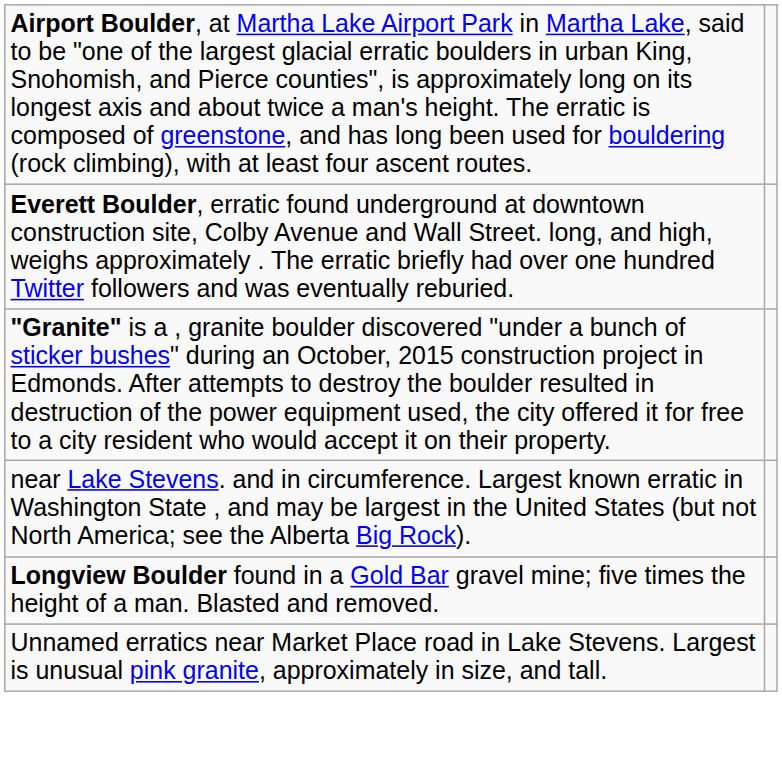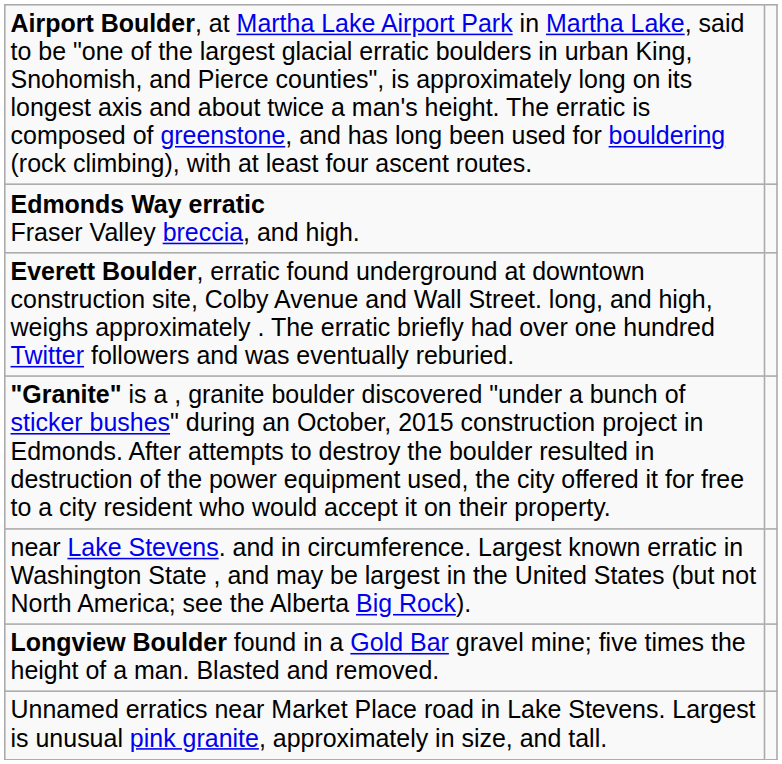+ row: (185, 218)
